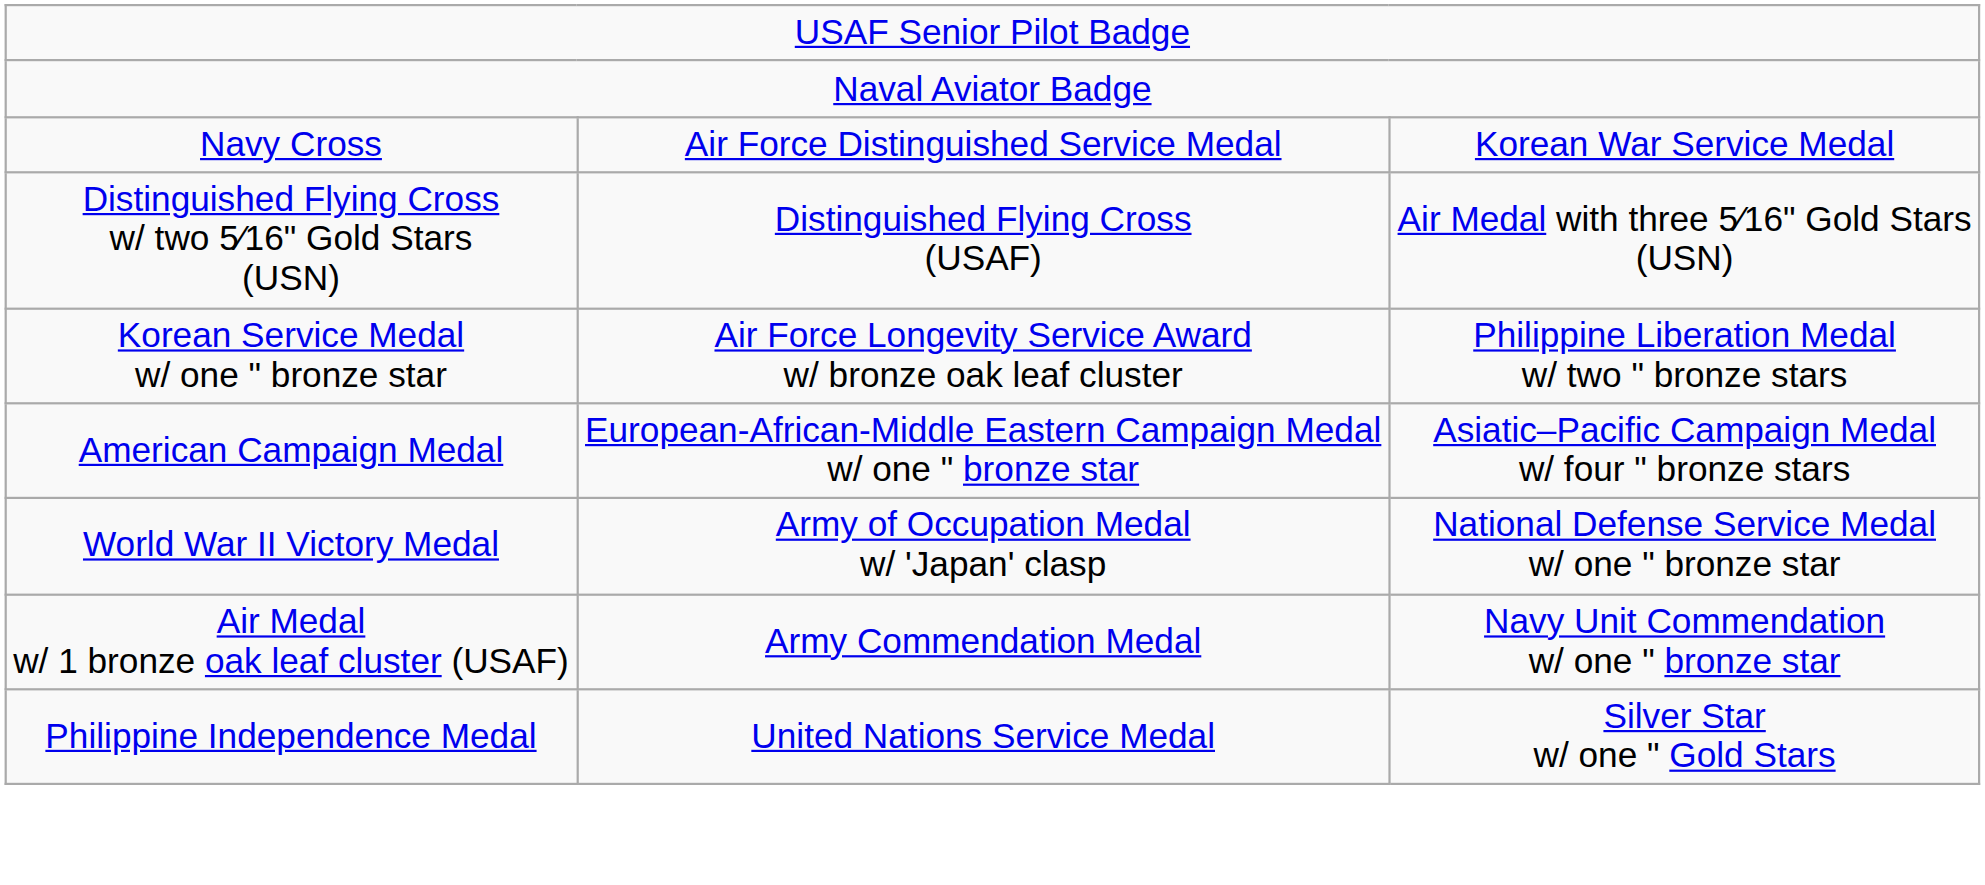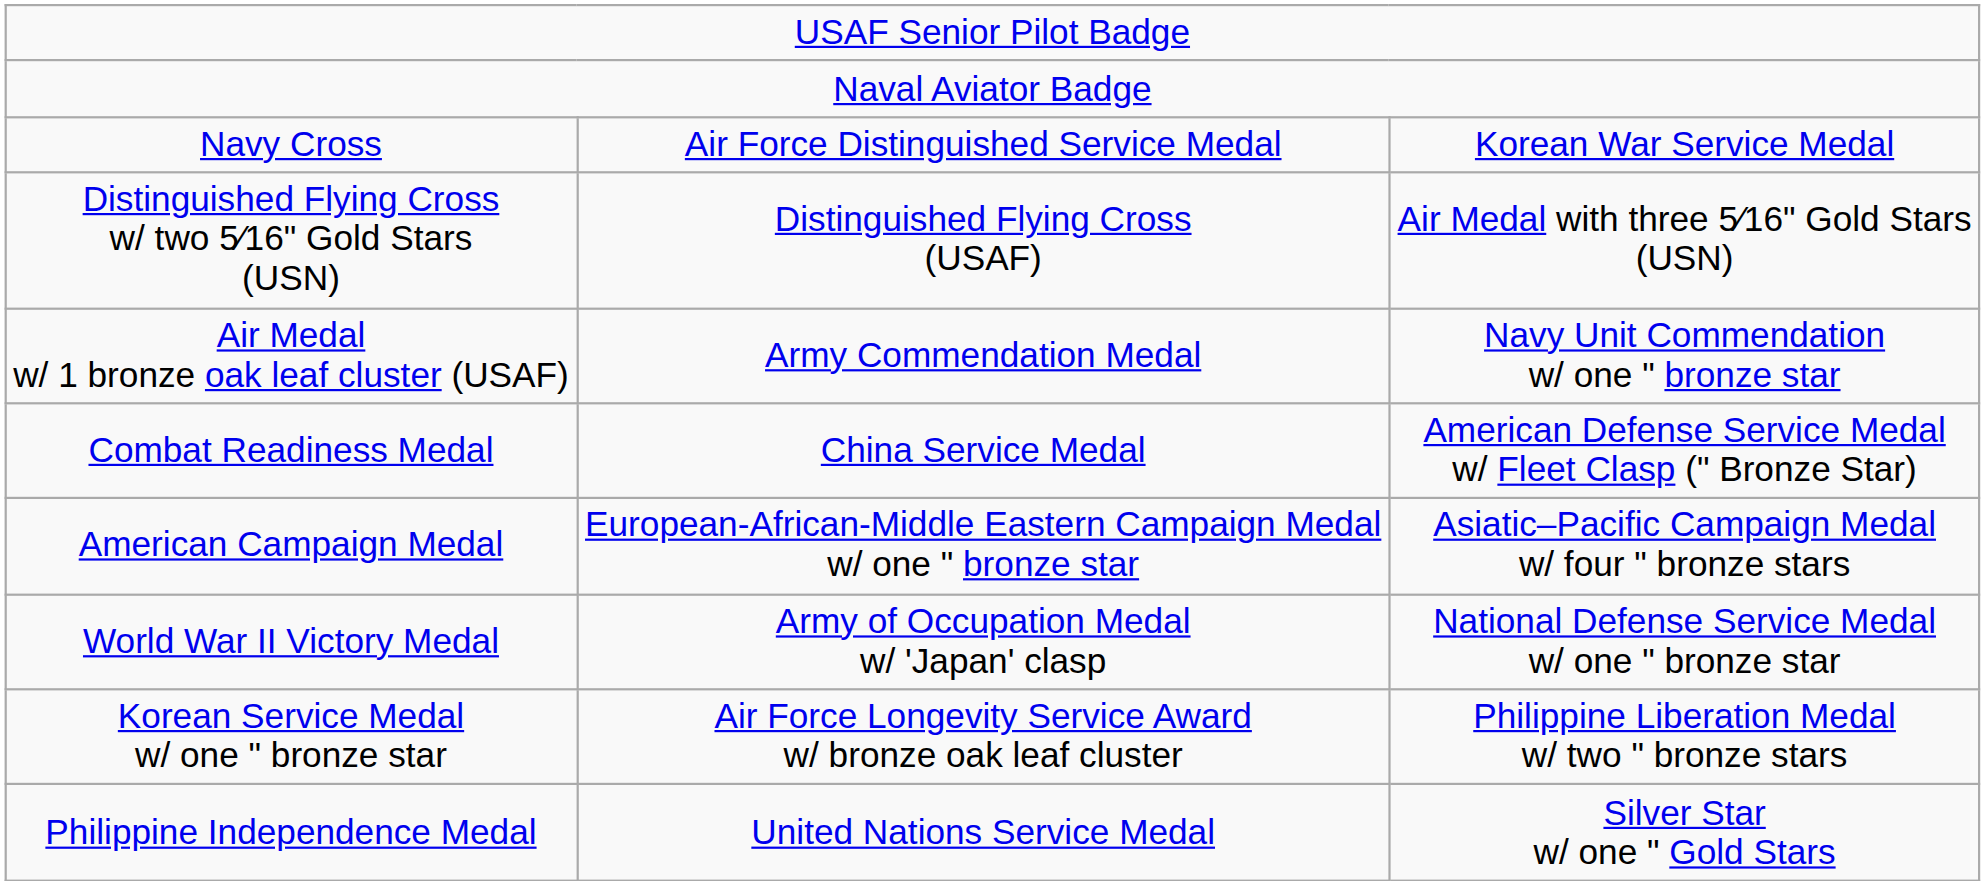rows swapped: (291, 640) <-> (291, 354)
+ row: (291, 450)
